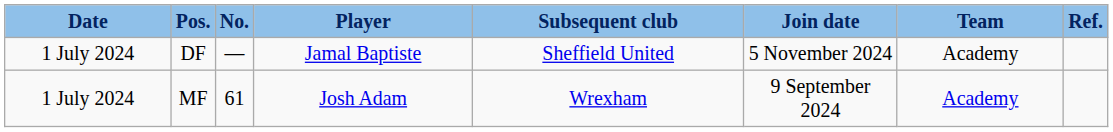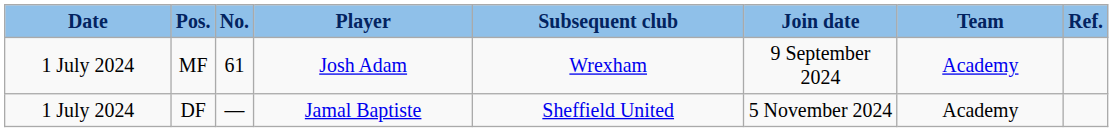rows swapped: (193, 98) <-> (193, 53)
